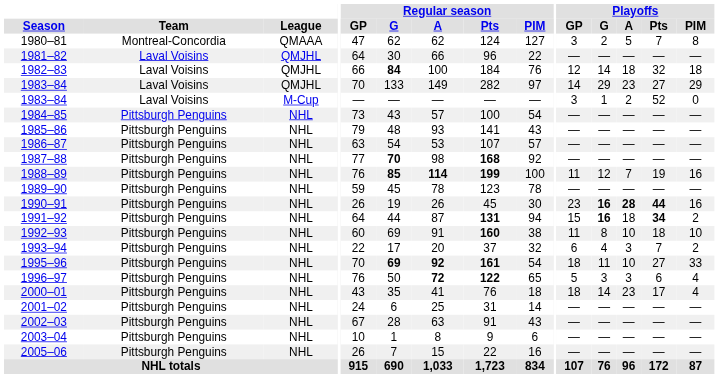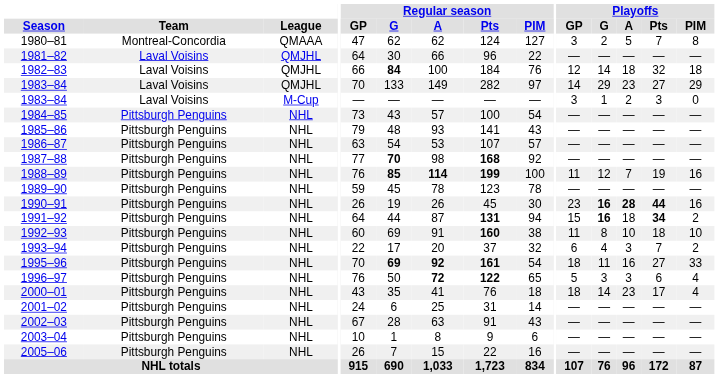(659, 100) 52 -> (659, 100) 3
(629, 263) 10 -> (629, 263) 16
